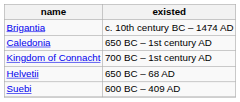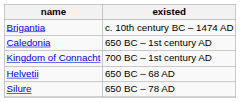+ row: (19, 89)
- row: (19, 89)
